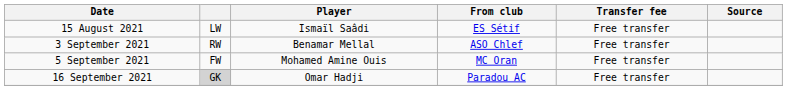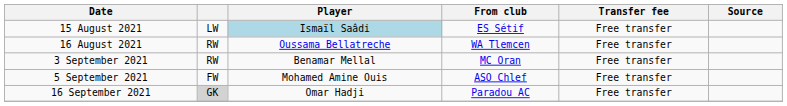(334, 29) no background -> (335, 29) lightblue background
+ row: (101, 45)
(497, 45) ASO Chlef -> (500, 61) MC Oran
(496, 61) MC Oran -> (500, 77) ASO Chlef
